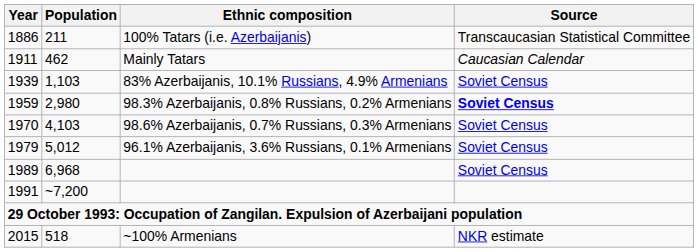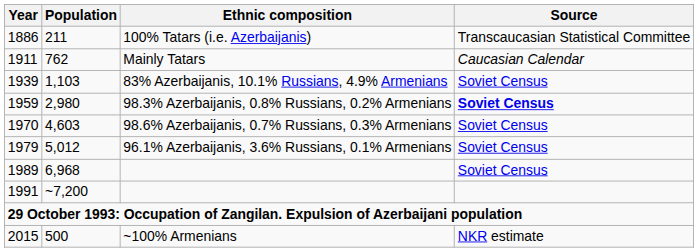(57, 59) 462 -> (57, 59) 762
(62, 125) 4,103 -> (62, 125) 4,603
(57, 236) 518 -> (57, 236) 500
